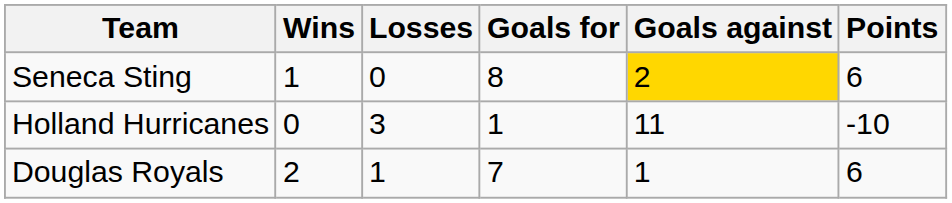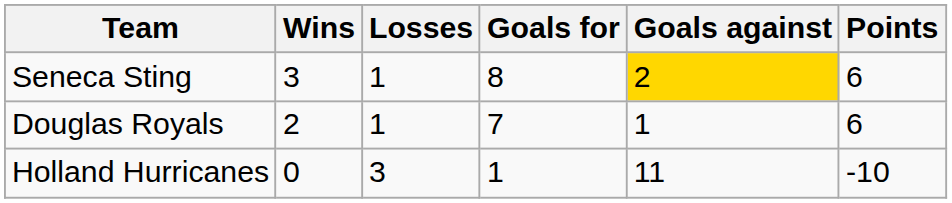(291, 76) 1 -> (291, 76) 3
(377, 76) 0 -> (377, 76) 1
rows swapped: (118, 172) <-> (140, 124)
